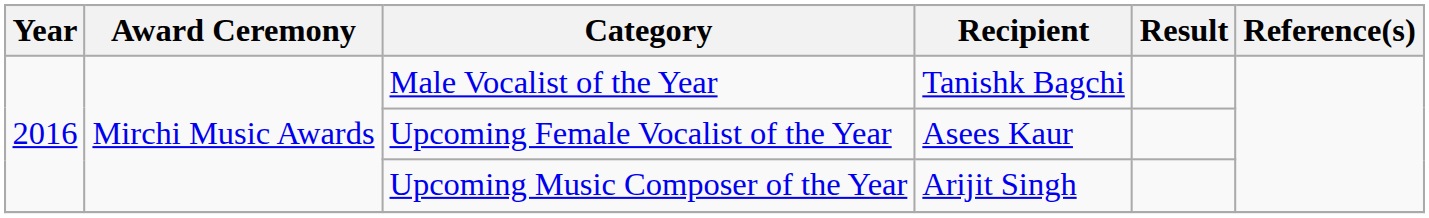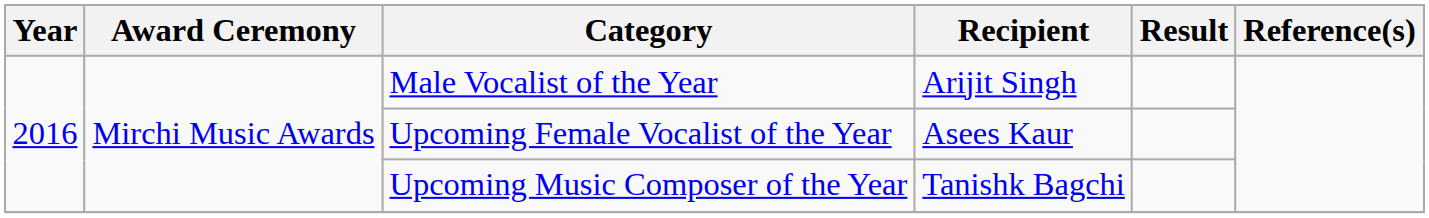(1024, 81) Tanishk Bagchi -> (999, 81) Arijit Singh
(999, 184) Arijit Singh -> (1024, 184) Tanishk Bagchi
